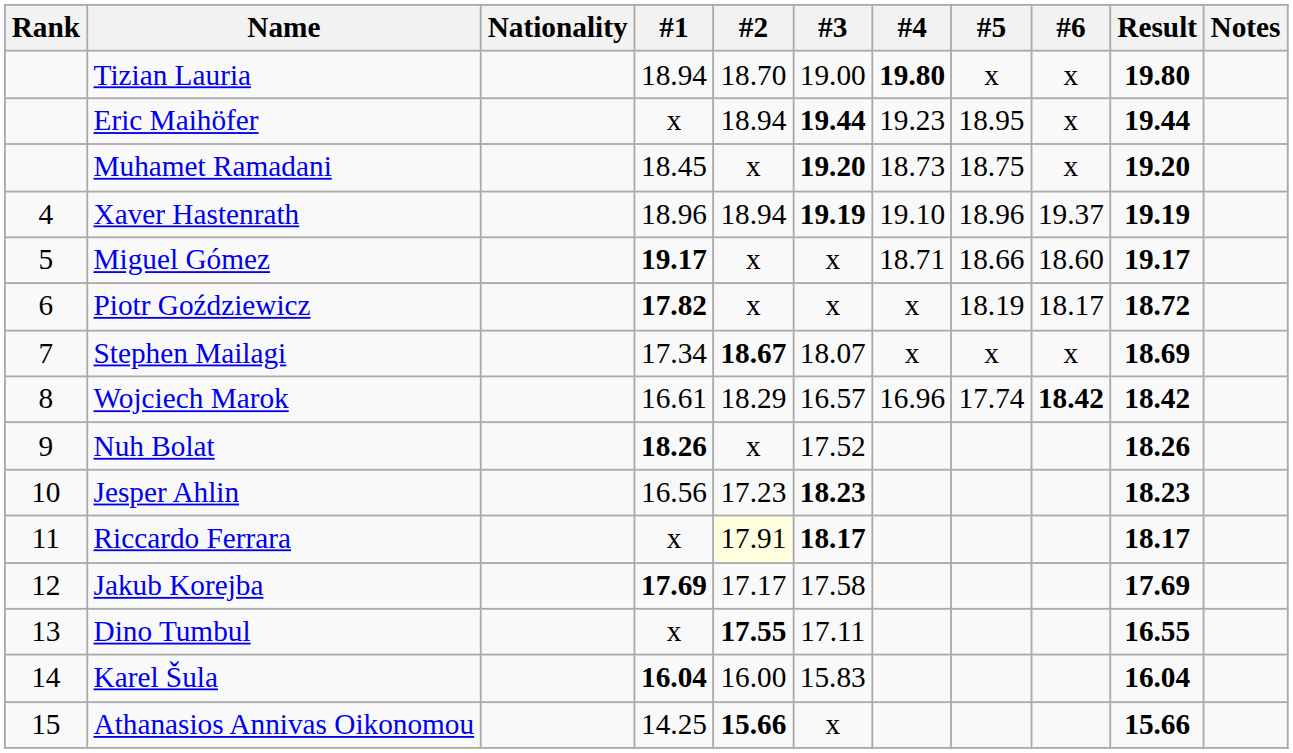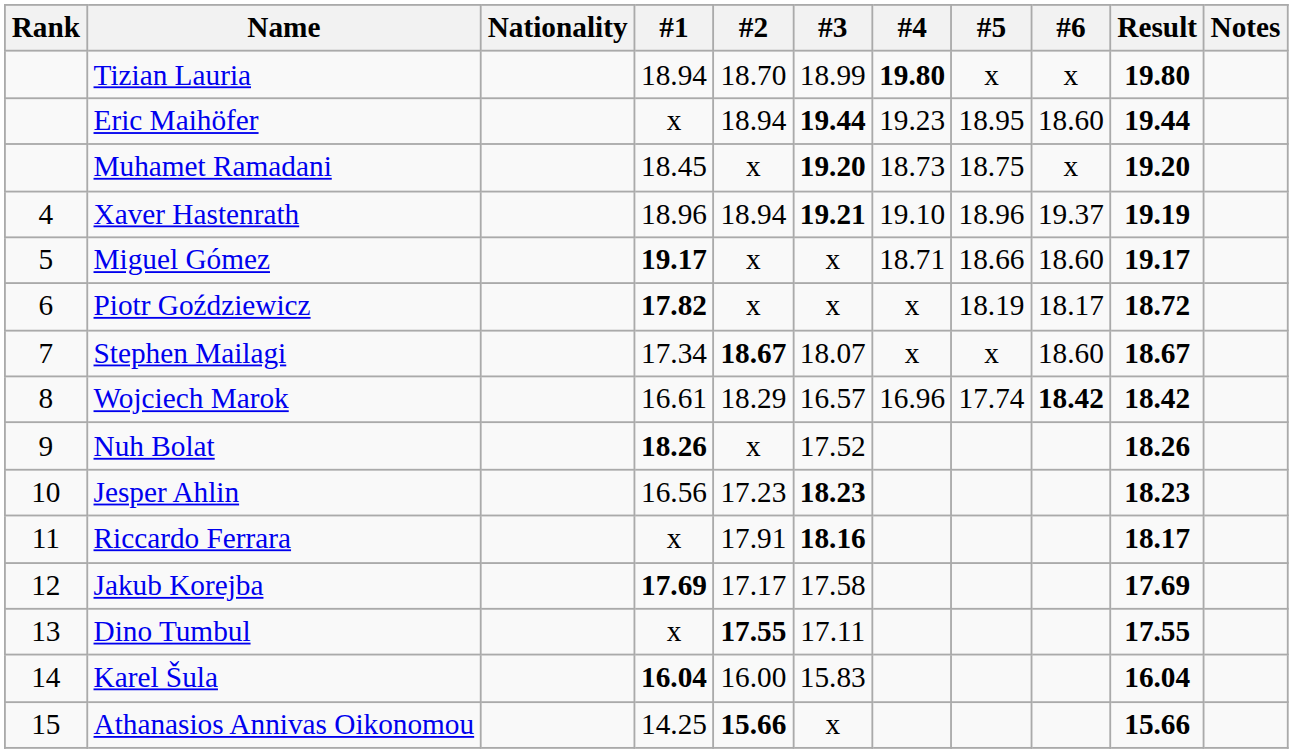(833, 74) 19.00 -> (833, 74) 18.99
(1071, 120) x -> (1071, 120) 18.60
(833, 213) 19.19 -> (833, 213) 19.21
(1071, 352) x -> (1071, 352) 18.60
(1157, 352) 18.69 -> (1157, 352) 18.67
(753, 538) lightyellow background -> (753, 538) no background
(833, 538) 18.17 -> (833, 538) 18.16
(1157, 631) 16.55 -> (1157, 631) 17.55
